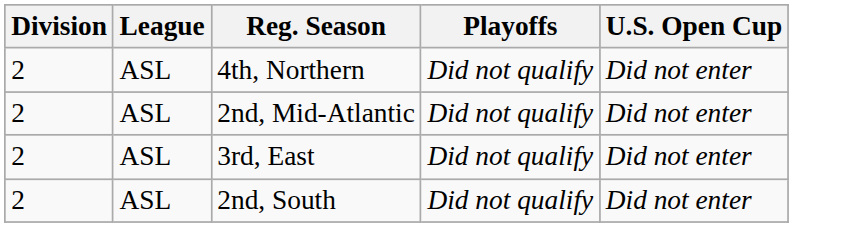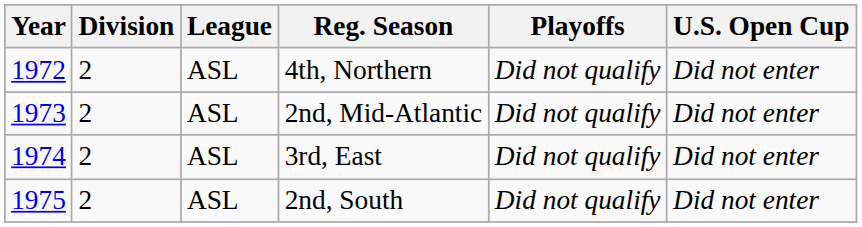+ column: (39, 26)
